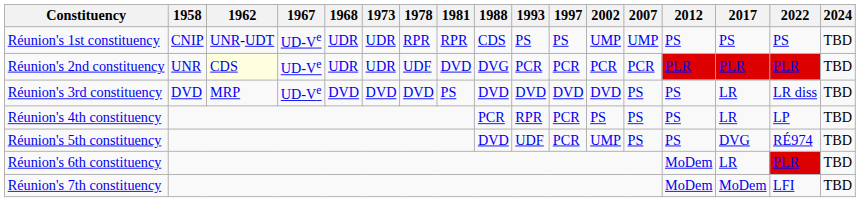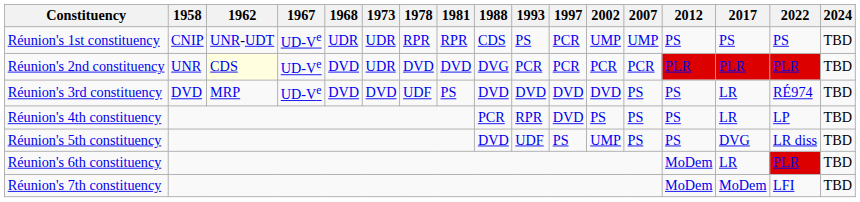(561, 40) PS -> (566, 40) PCR
(343, 66) UDR -> (344, 66) DVD
(417, 66) UDF -> (418, 66) DVD
(418, 93) DVD -> (417, 93) UDF
(795, 93) LR diss -> (793, 93) RÉ974
(566, 117) PCR -> (568, 117) DVD
(566, 140) PCR -> (561, 140) PS
(793, 140) RÉ974 -> (795, 140) LR diss
